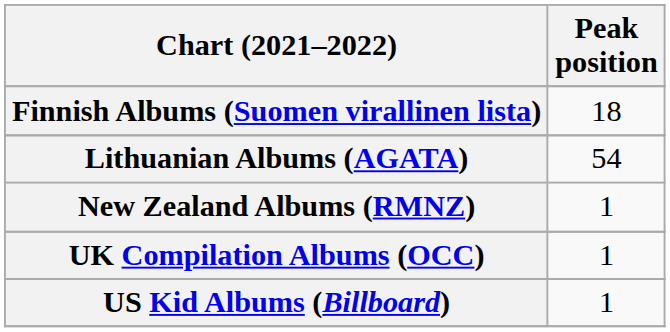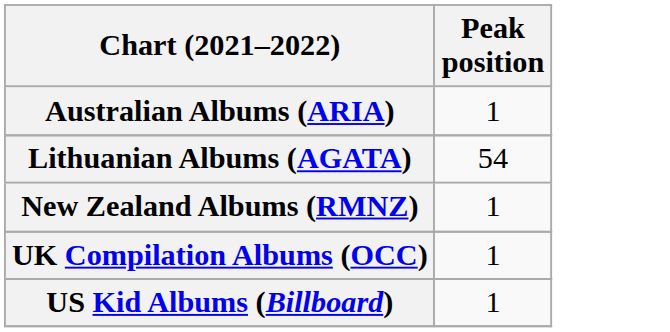+ row: (220, 110)
- row: (277, 110)
